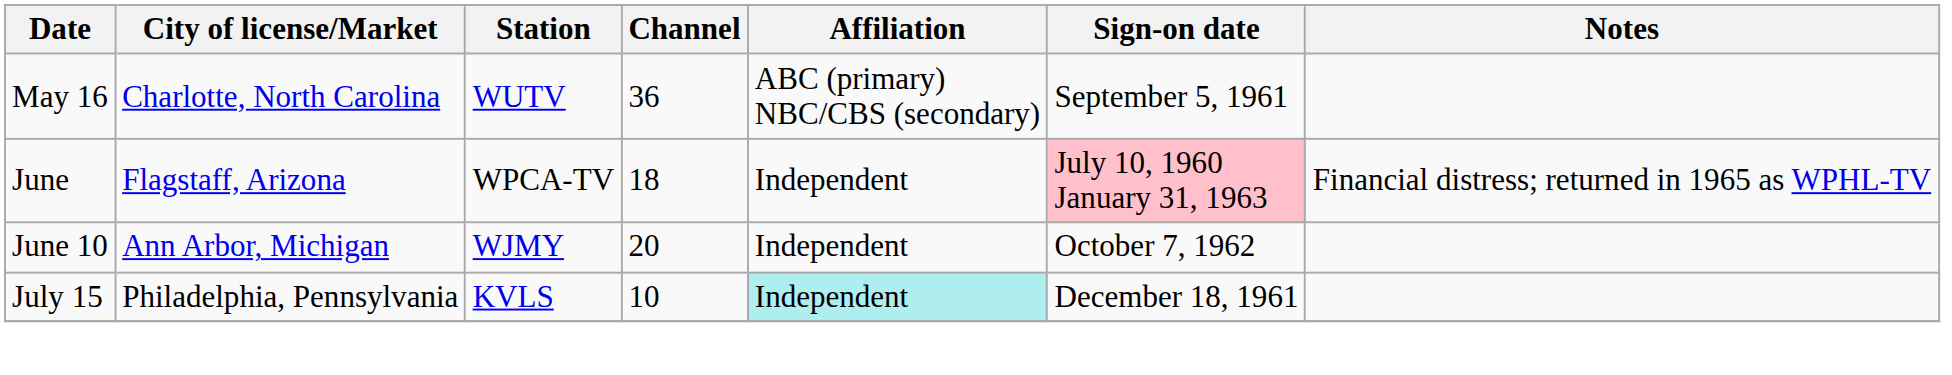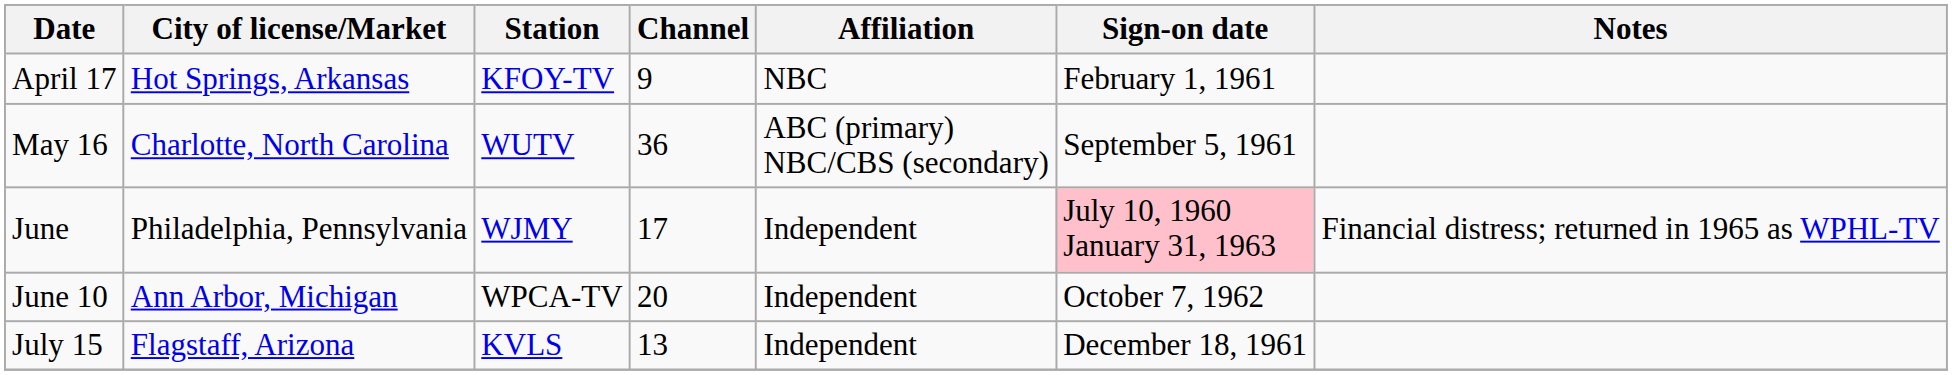+ row: (64, 78)
(234, 179) Flagstaff, Arizona -> (299, 229) Philadelphia, Pennsylvania
(543, 179) WPCA-TV -> (527, 229) WJMY
(644, 179) 18 -> (653, 229) 17
(518, 246) WJMY -> (552, 295) WPCA-TV
(290, 295) Philadelphia, Pennsylvania -> (243, 345) Flagstaff, Arizona
(644, 295) 10 -> (653, 345) 13
(832, 295) paleturquoise background -> (840, 345) no background
